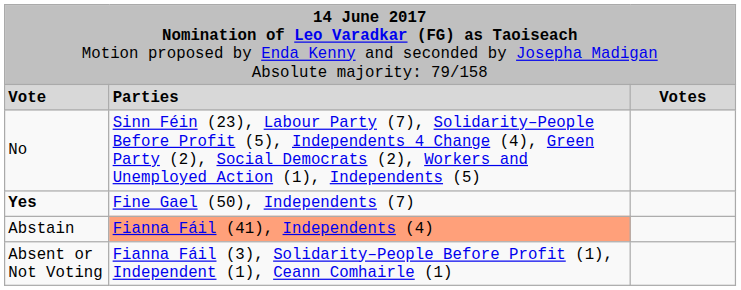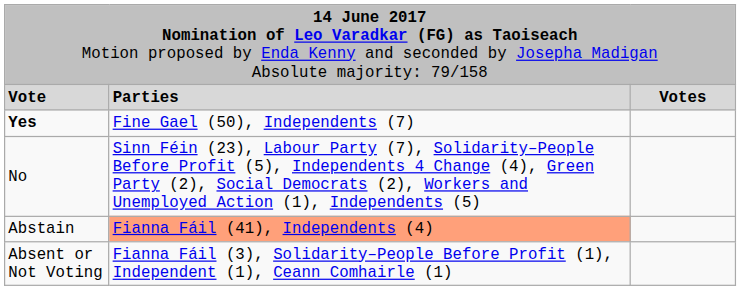rows swapped: (23, 203) <-> (18, 150)
